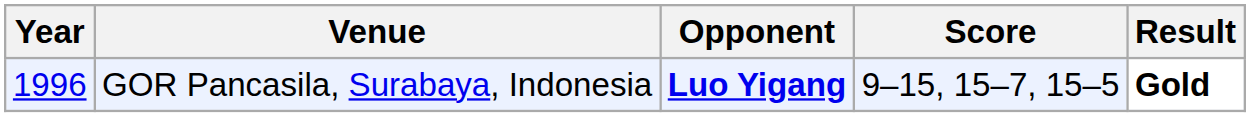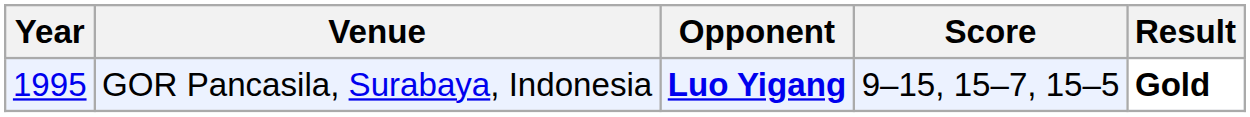(50, 84) 1996 -> (50, 84) 1995
